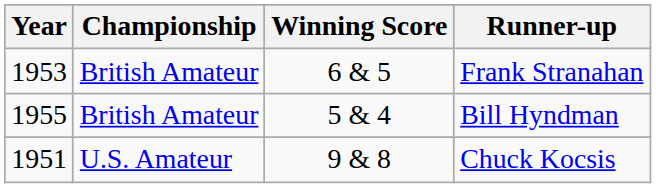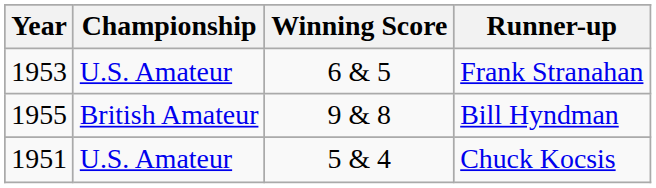(169, 70) British Amateur -> (156, 70) U.S. Amateur
(359, 114) 5 & 4 -> (359, 114) 9 & 8
(359, 159) 9 & 8 -> (359, 159) 5 & 4
